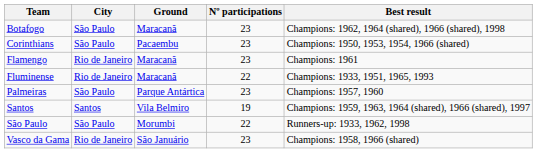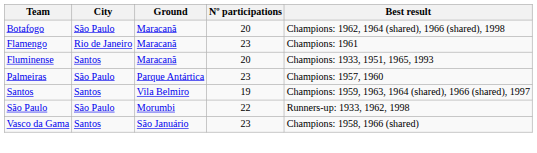(245, 28) 23 -> (245, 28) 20
- row: (30, 44)
(103, 76) Rio de Janeiro -> (87, 60) Santos
(245, 76) 22 -> (245, 60) 20
(103, 140) Rio de Janeiro -> (87, 124) Santos
